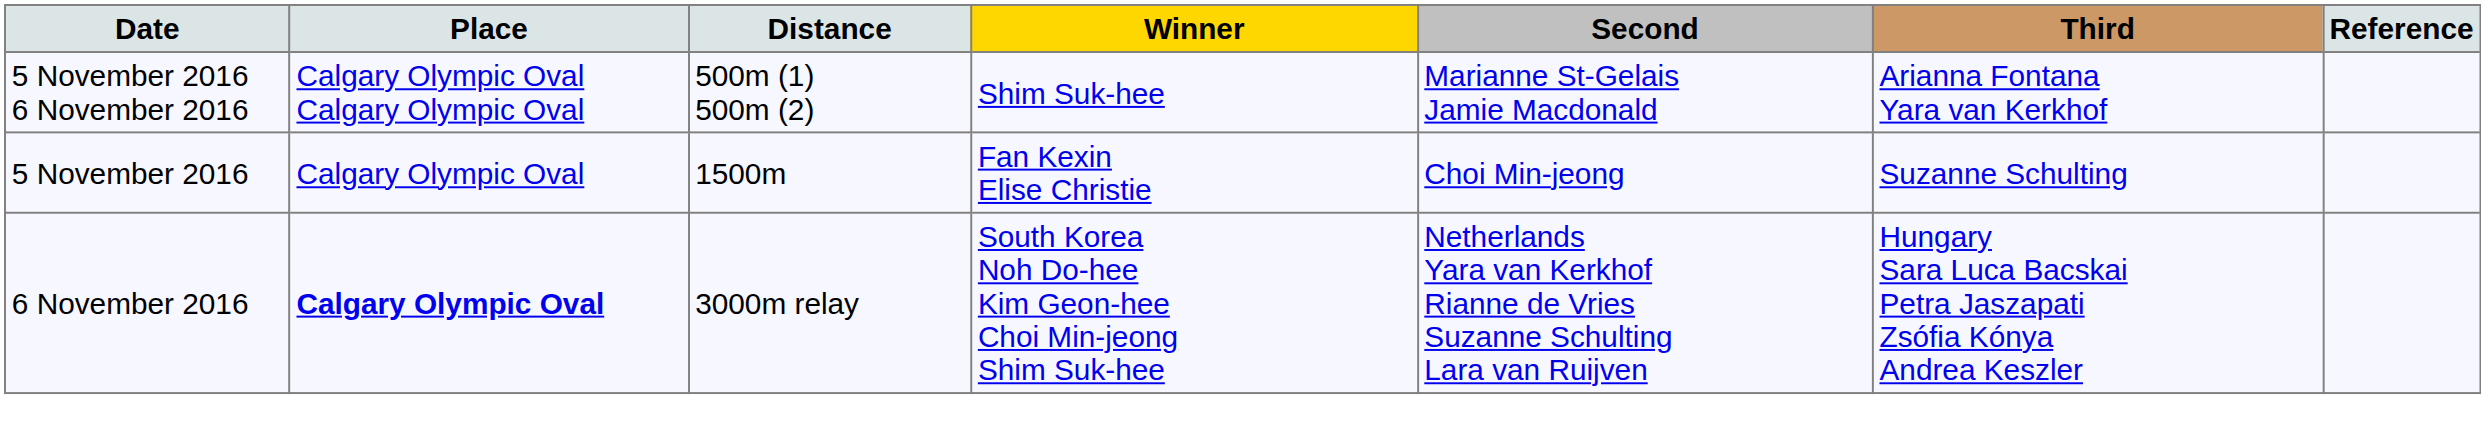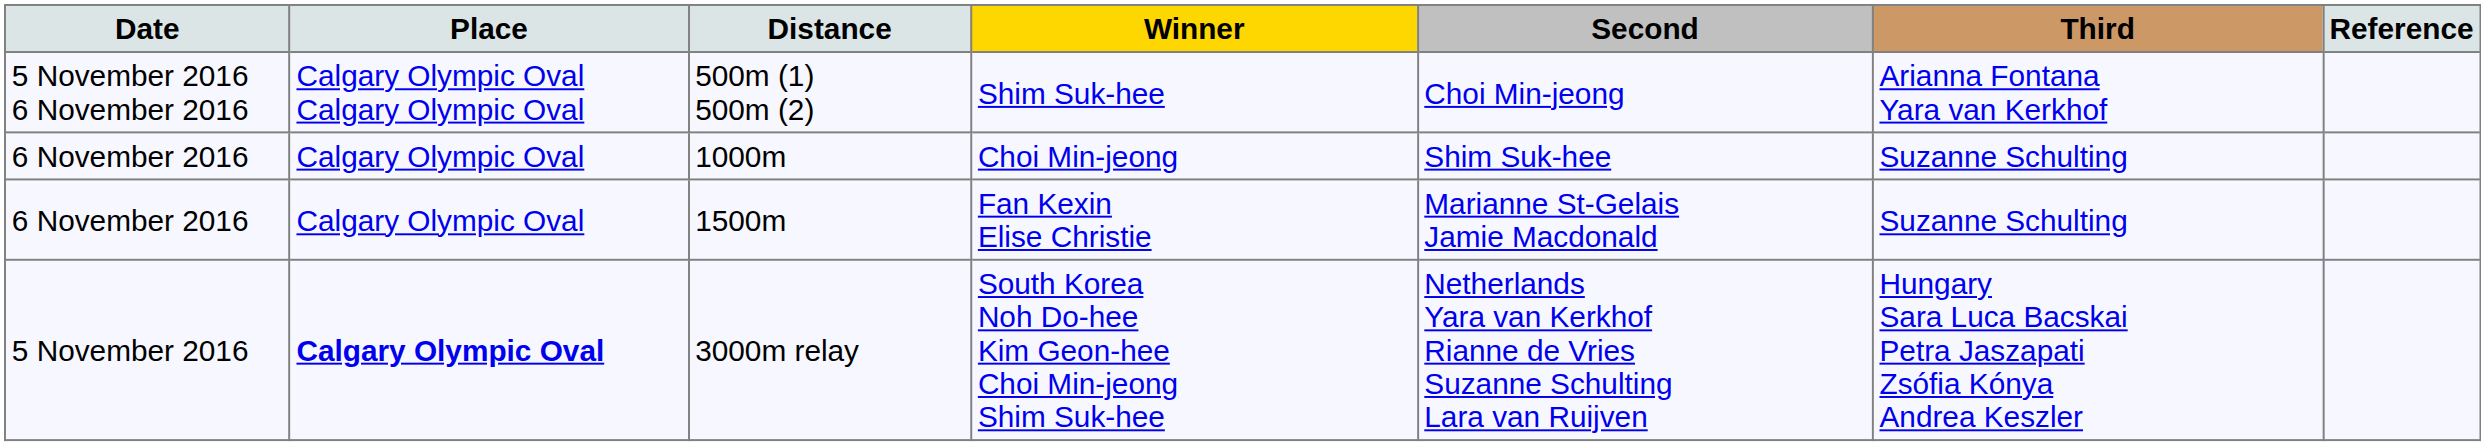(1552, 92) Marianne St-Gelais Jamie Macdonald -> (1524, 92) Choi Min-jeong
+ row: (741, 156)
(130, 173) 5 November 2016 -> (130, 220) 6 November 2016
(1524, 173) Choi Min-jeong -> (1552, 220) Marianne St-Gelais Jamie Macdonald
(130, 303) 6 November 2016 -> (130, 350) 5 November 2016
